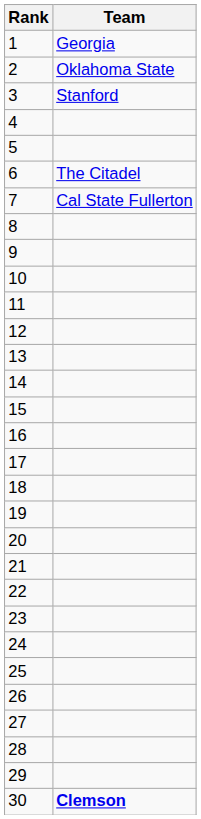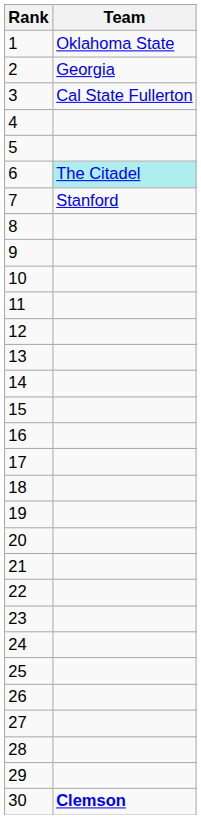(86, 43) Georgia -> (115, 43) Oklahoma State
(115, 69) Oklahoma State -> (86, 69) Georgia
(87, 95) Stanford -> (124, 95) Cal State Fullerton
(98, 174) no background -> (98, 174) paleturquoise background
(124, 200) Cal State Fullerton -> (87, 200) Stanford
